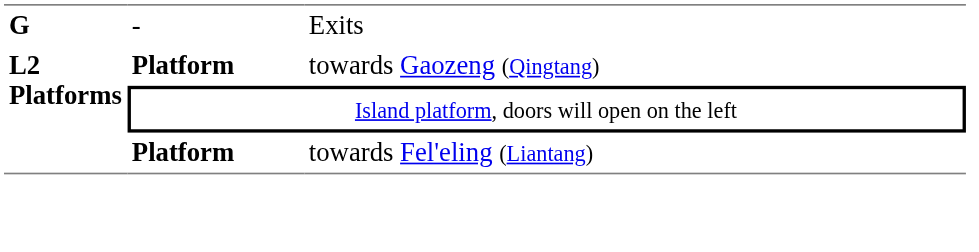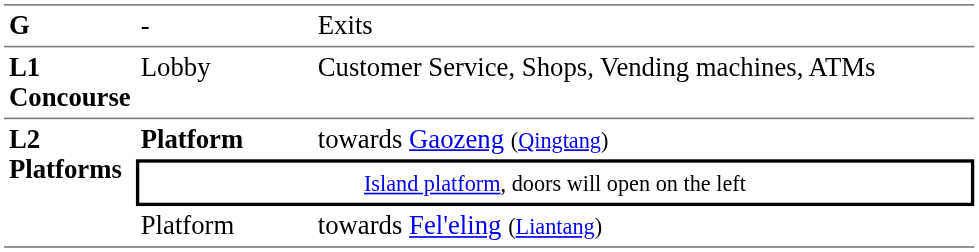+ row: (597, 67)
(183, 152) bold -> (188, 225) normal
